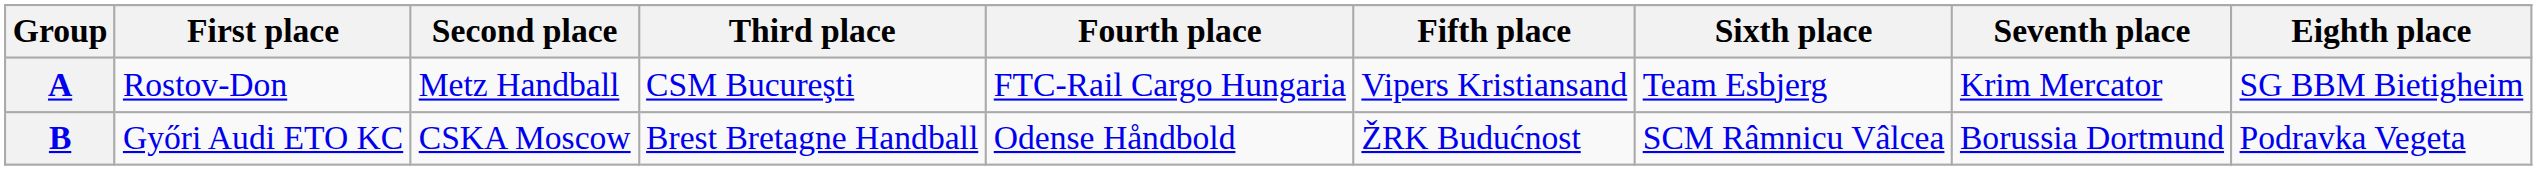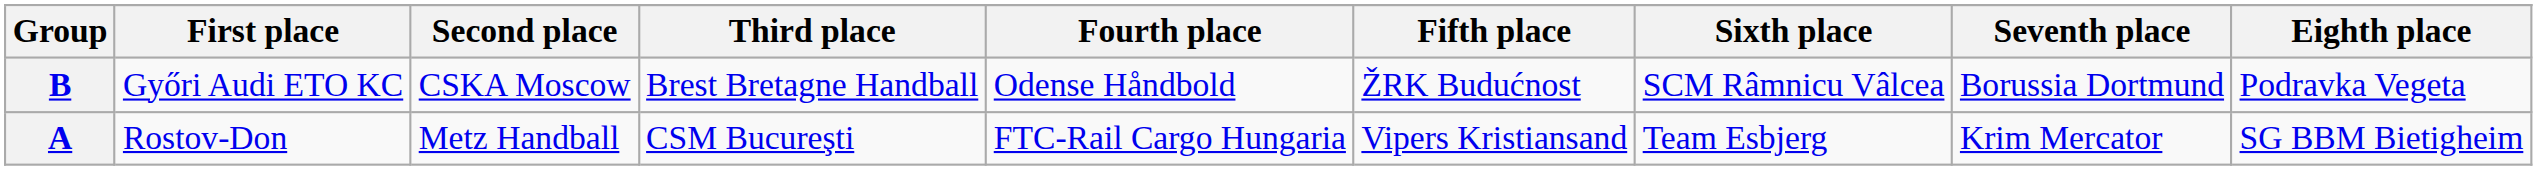rows swapped: (60, 84) <-> (60, 137)
